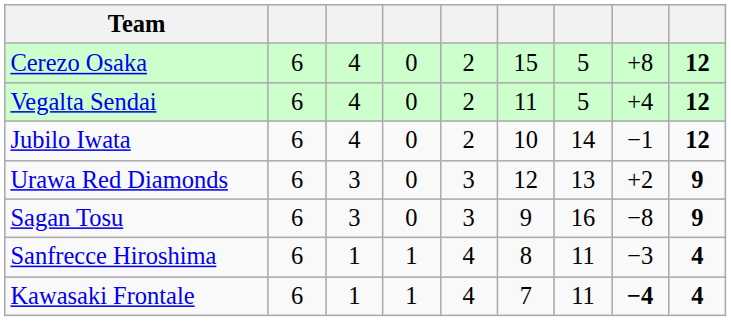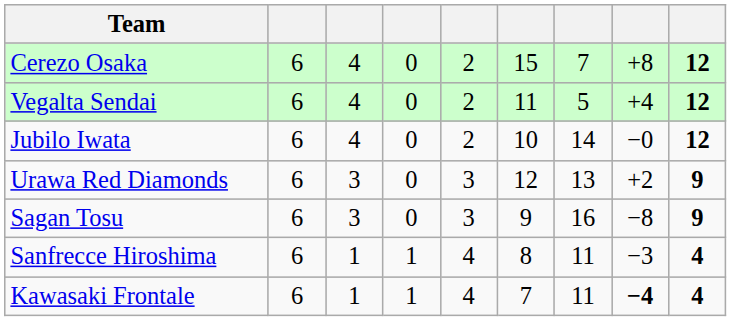(583, 62) 5 -> (583, 62) 7
(640, 140) −1 -> (640, 140) −0
